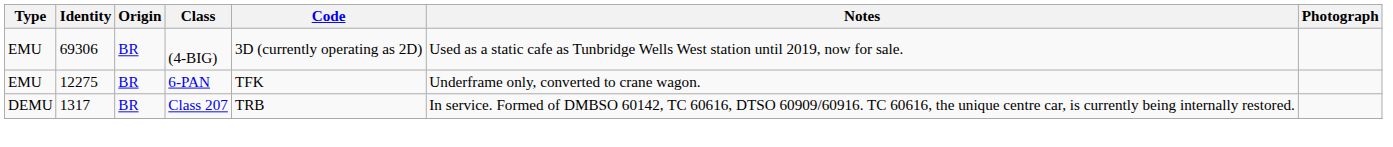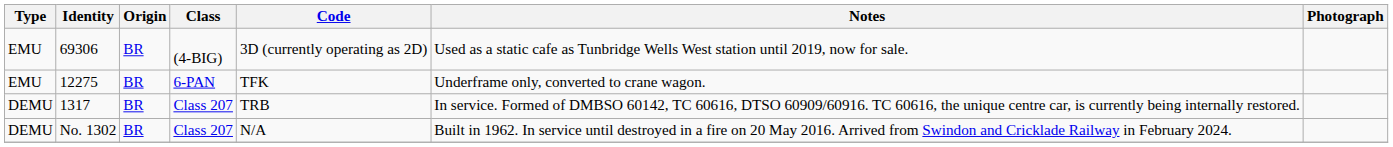+ row: (88, 130)
